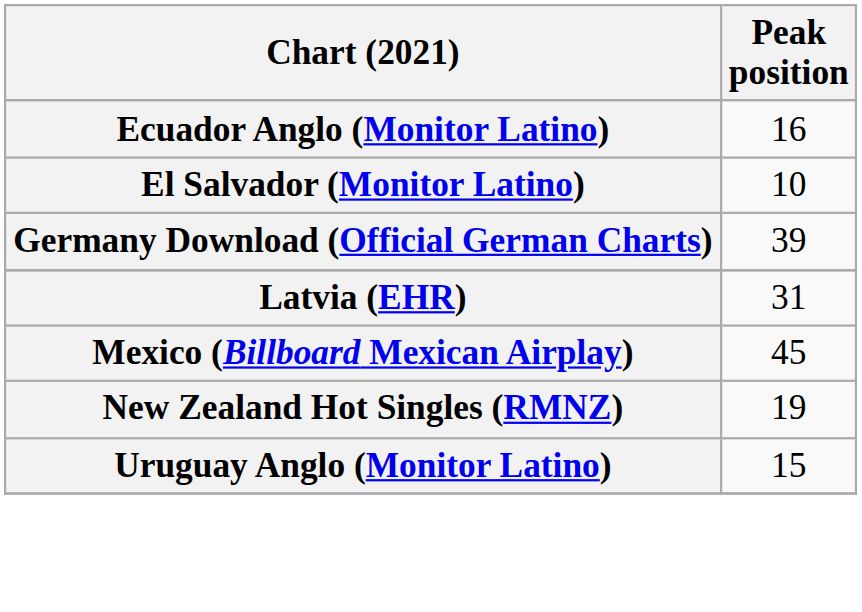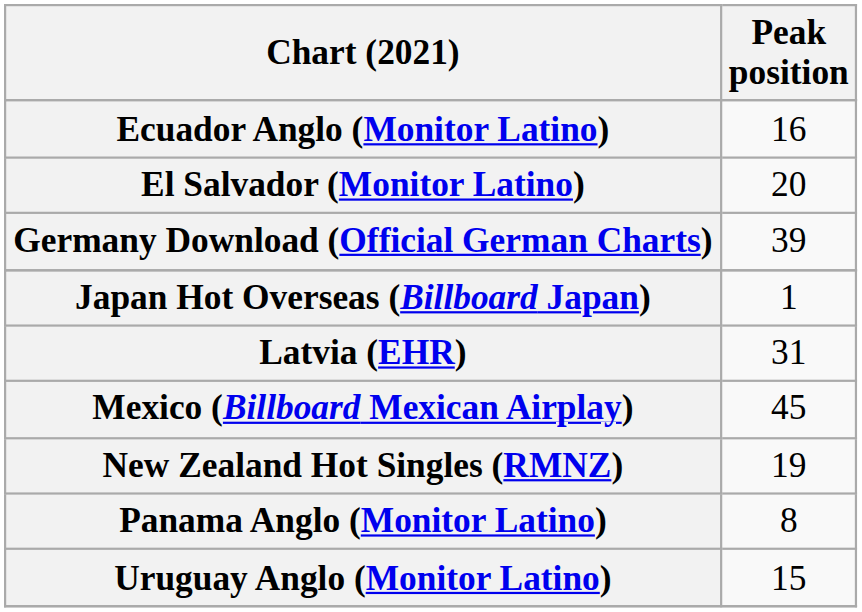(789, 184) 10 -> (789, 184) 20
+ row: (363, 296)
+ row: (363, 520)
